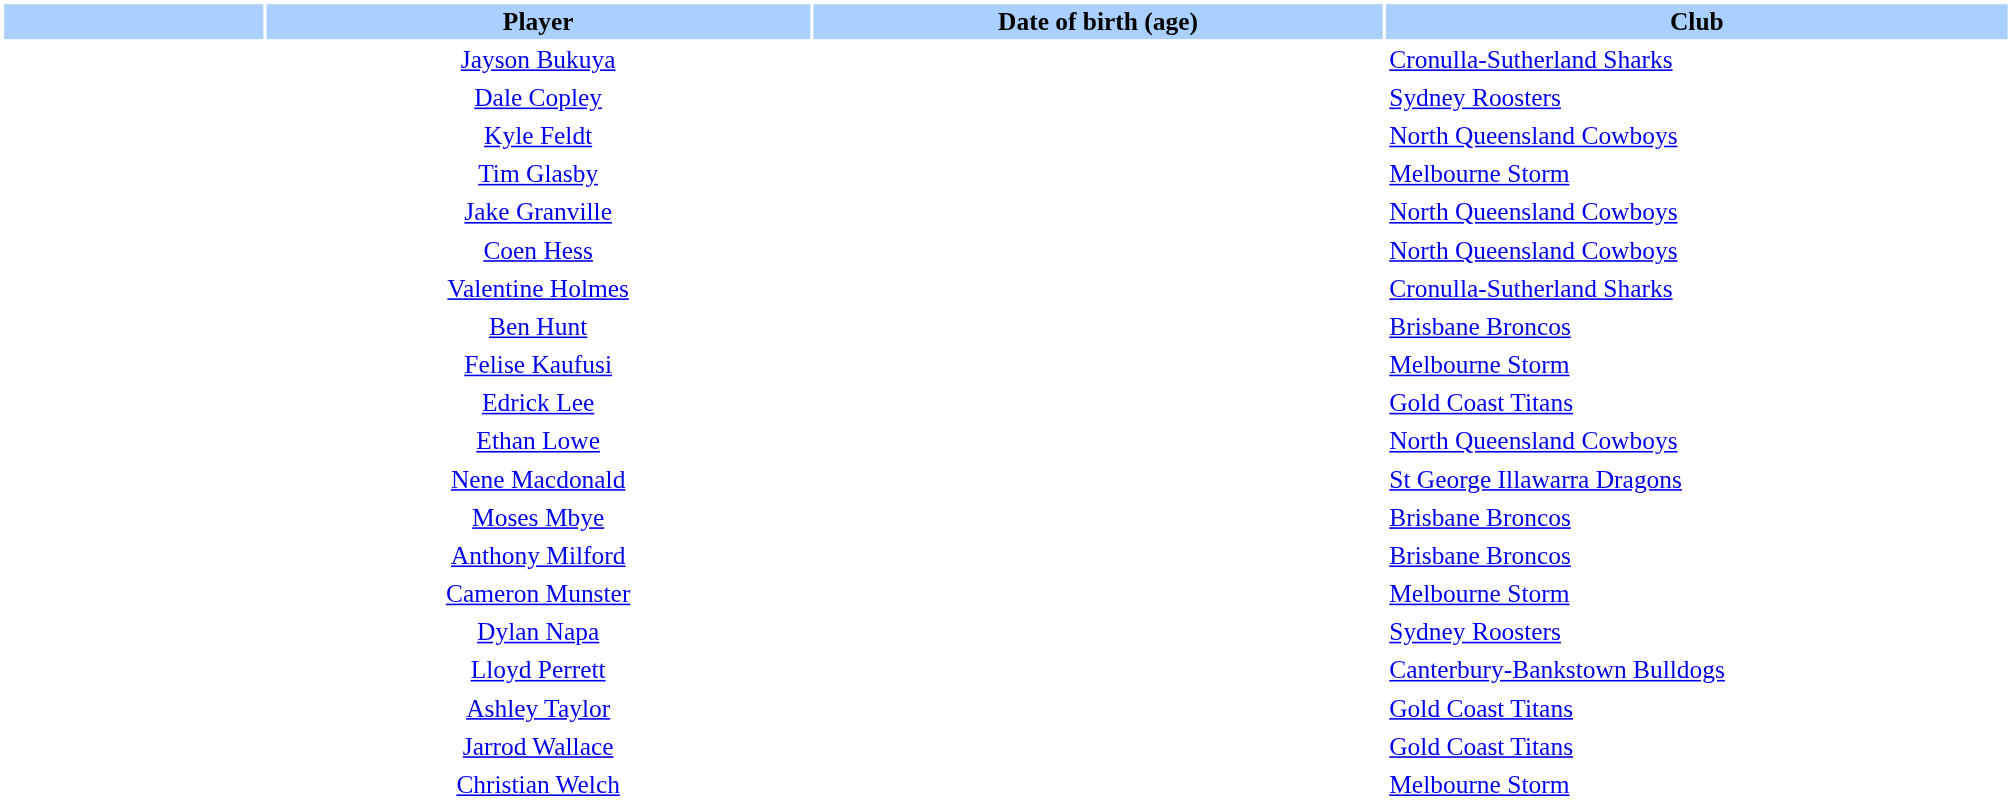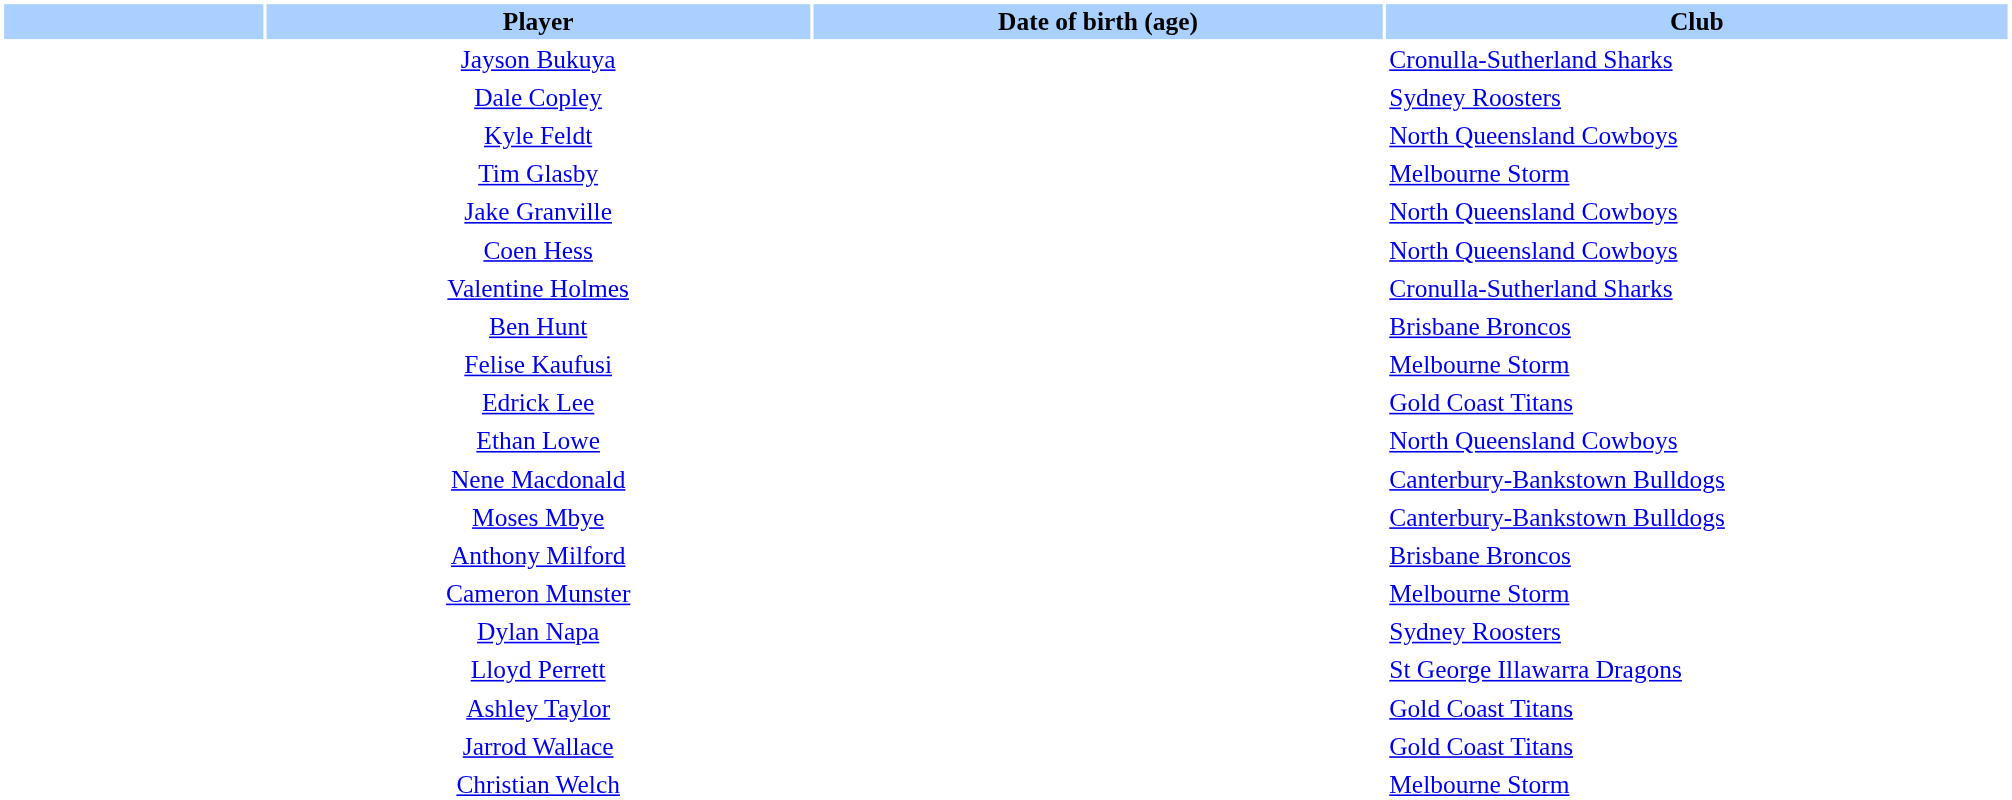(1536, 479) St George Illawarra Dragons -> (1557, 479) Canterbury-Bankstown Bulldogs
(1480, 517) Brisbane Broncos -> (1557, 517) Canterbury-Bankstown Bulldogs
(1557, 670) Canterbury-Bankstown Bulldogs -> (1536, 670) St George Illawarra Dragons
